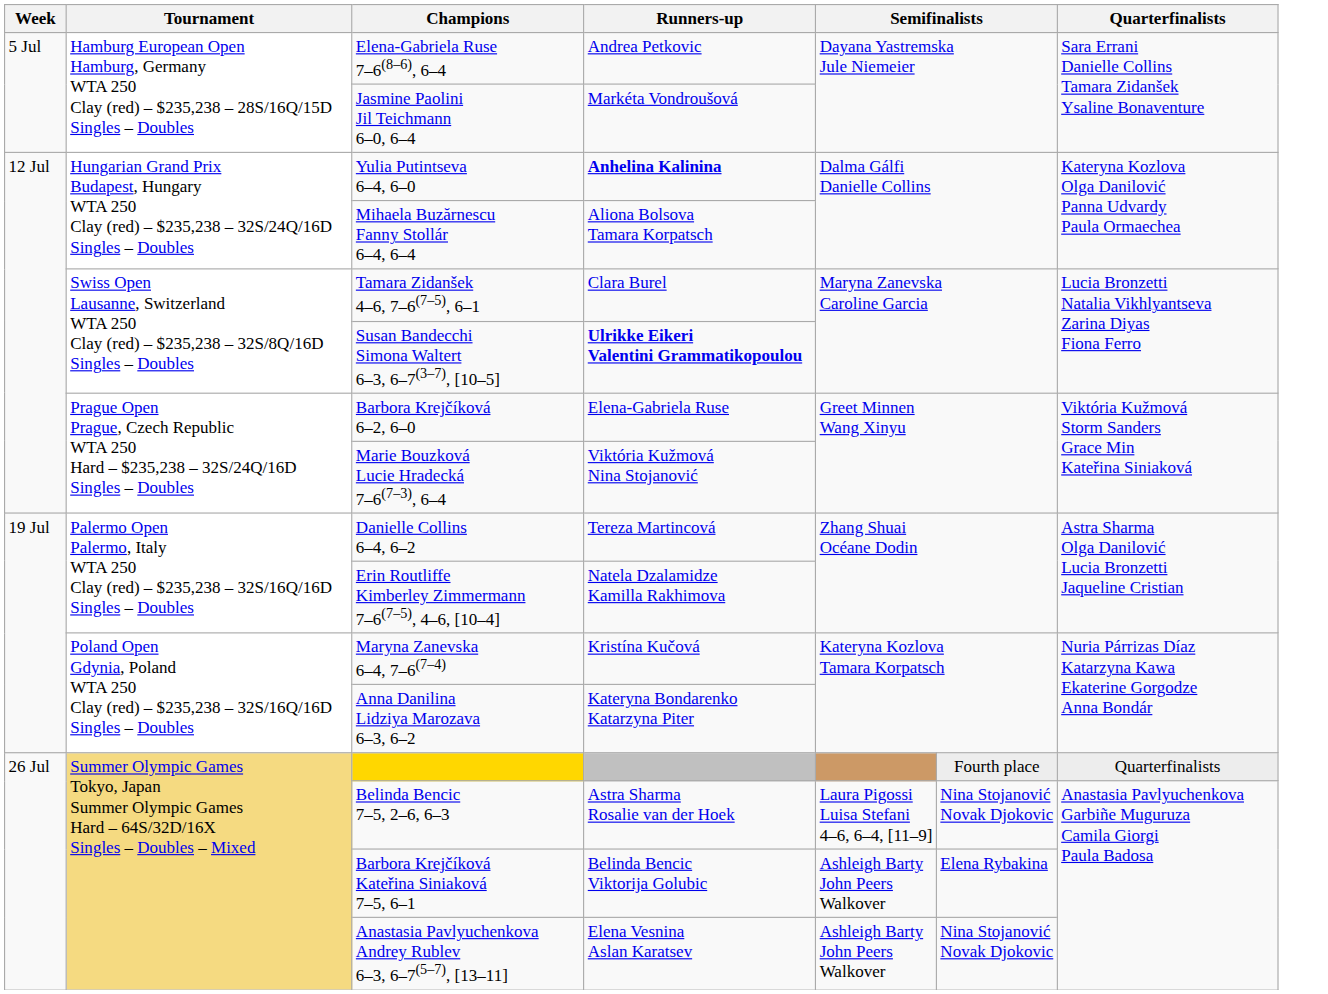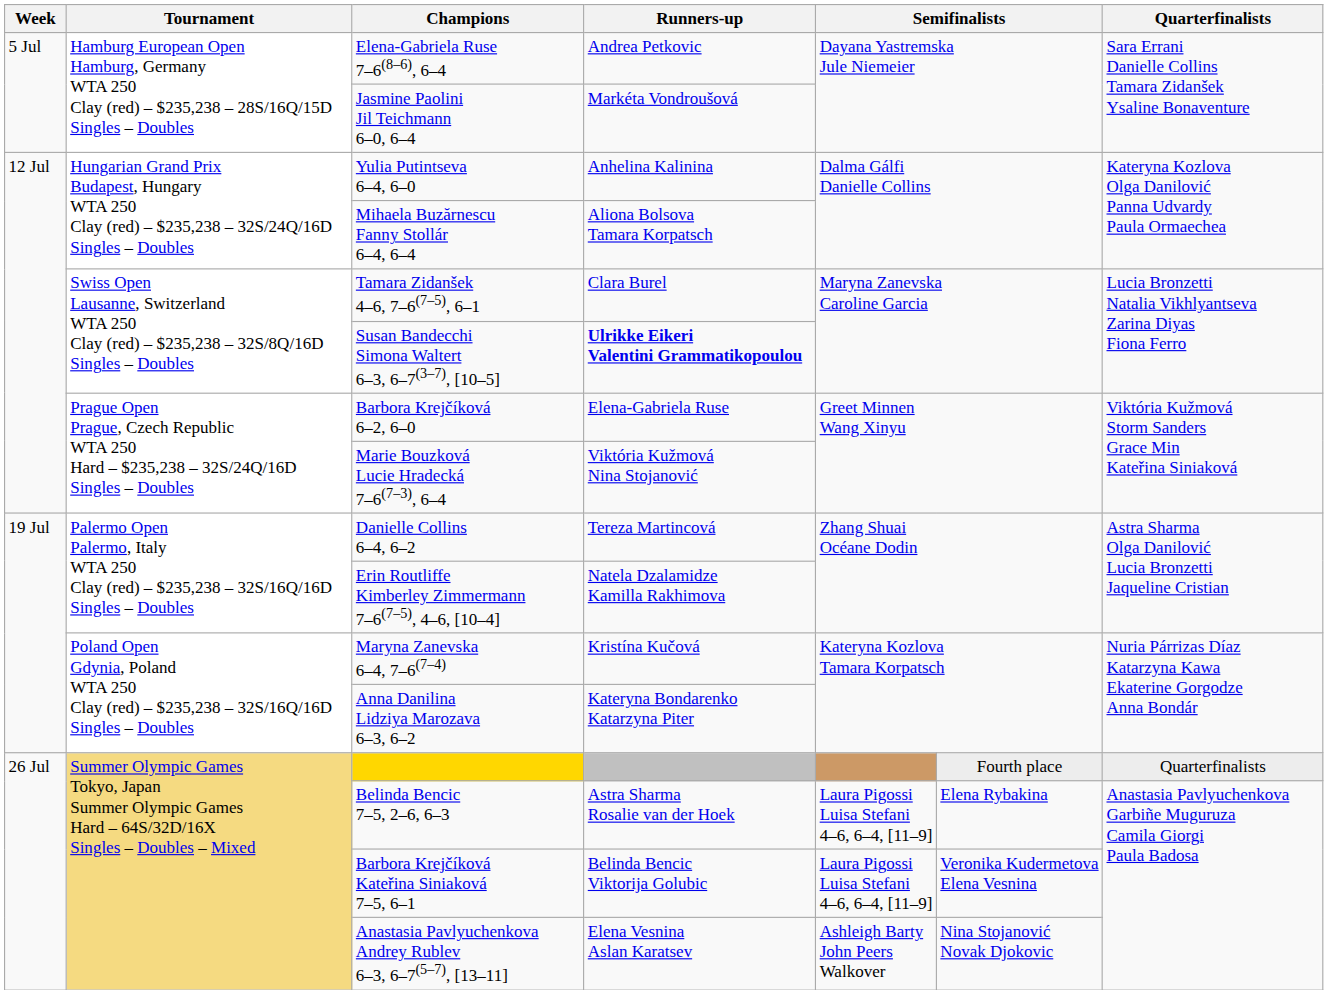(655, 166) bold -> (650, 166) normal
(997, 805) Nina Stojanović Novak Djokovic -> (994, 795) Elena Rybakina
(871, 883) Ashleigh Barty John Peers Walkover -> (876, 883) Laura Pigossi Luisa Stefani 4–6, 6–4, [11–9]
(994, 863) Elena Rybakina -> (1019, 873) Veronika Kudermetova Elena Vesnina
